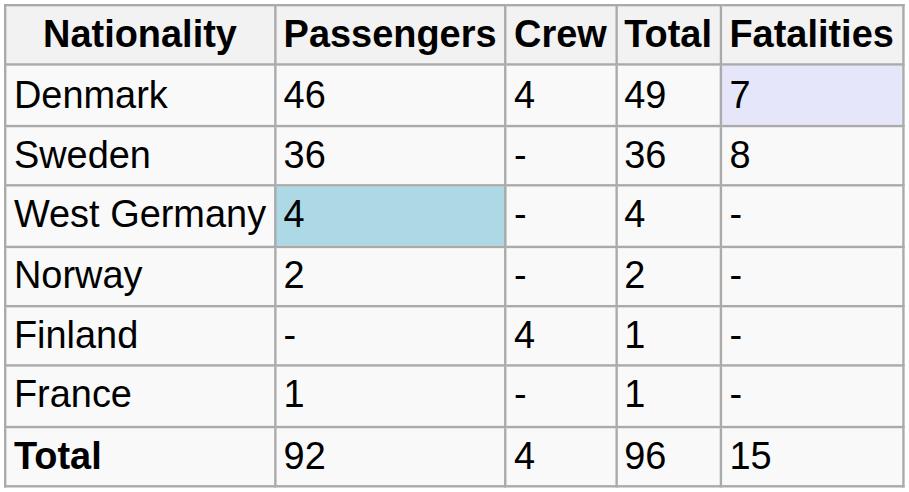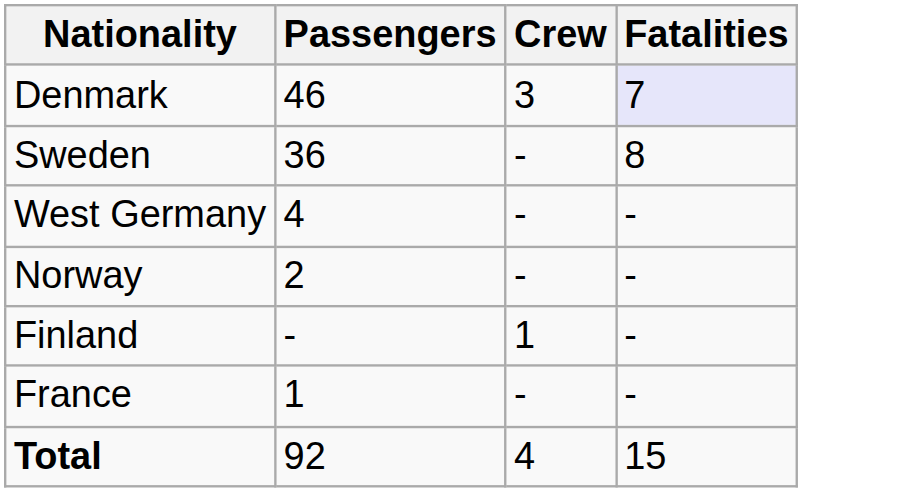- column: (668, 34)
(525, 94) 4 -> (525, 94) 3
(294, 214) lightblue background -> (294, 214) no background
(525, 335) 4 -> (525, 335) 1
